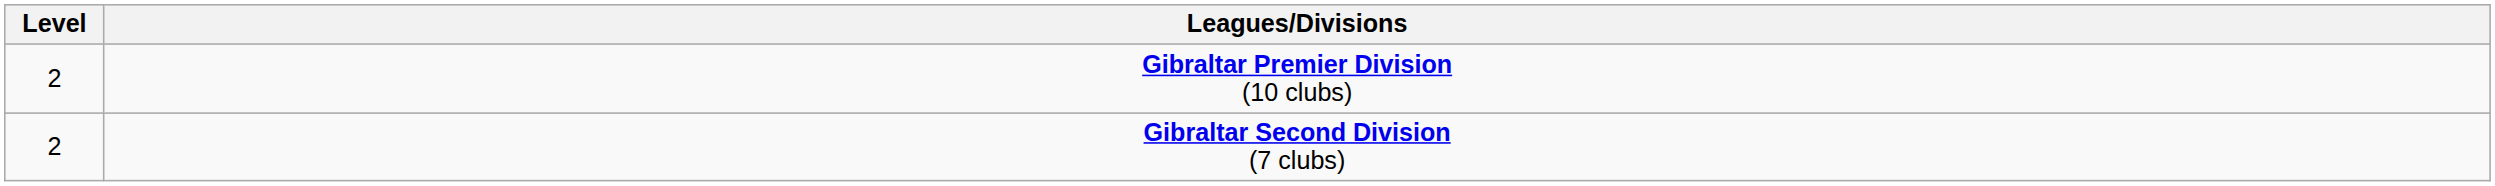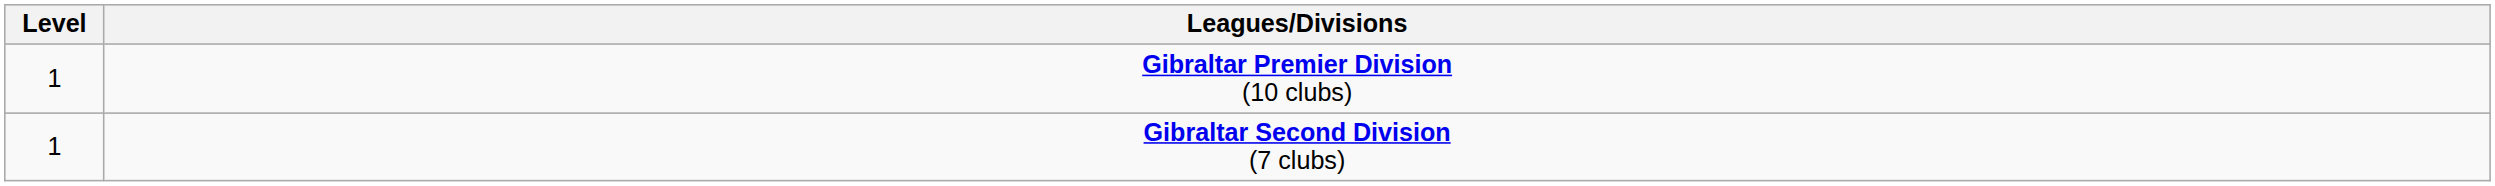(54, 78) 2 -> (54, 78) 1
(54, 146) 2 -> (54, 146) 1
